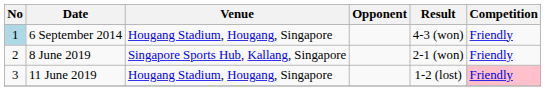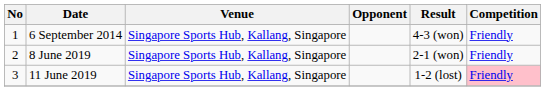(15, 34) lightblue background -> (15, 34) no background
(230, 34) Hougang Stadium, Hougang, Singapore -> (237, 34) Singapore Sports Hub, Kallang, Singapore
(230, 75) Hougang Stadium, Hougang, Singapore -> (237, 75) Singapore Sports Hub, Kallang, Singapore
